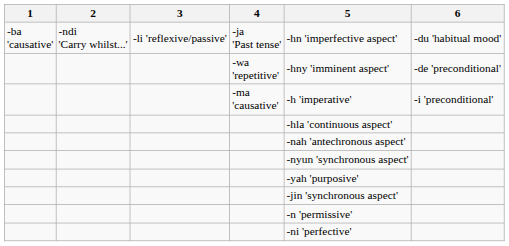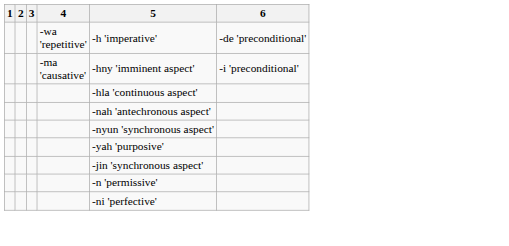- row: (30, 37)
(338, 68) -hny 'imminent aspect' -> (124, 37) -h 'imperative'
(319, 99) -h 'imperative' -> (143, 68) -hny 'imminent aspect'
